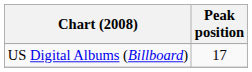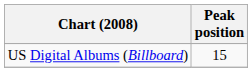(219, 55) 17 -> (219, 55) 15
